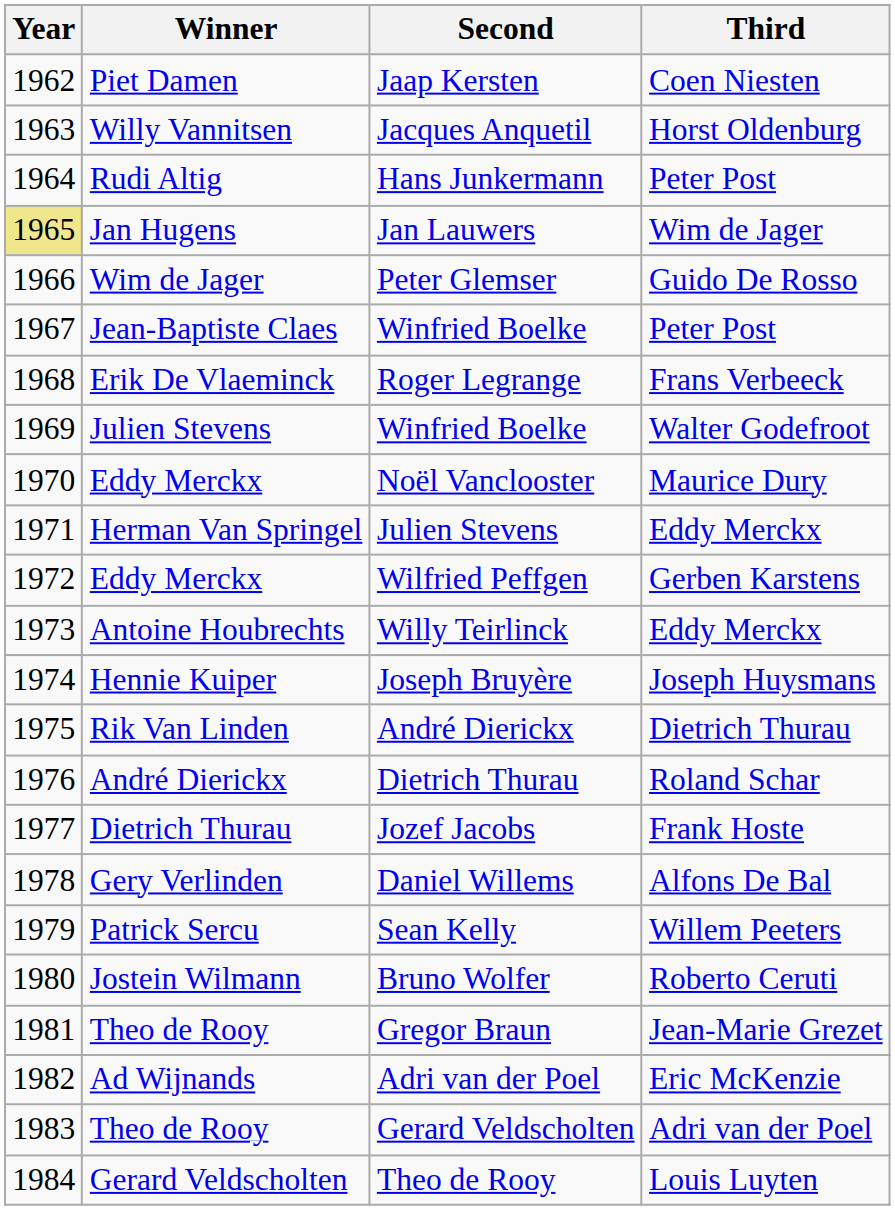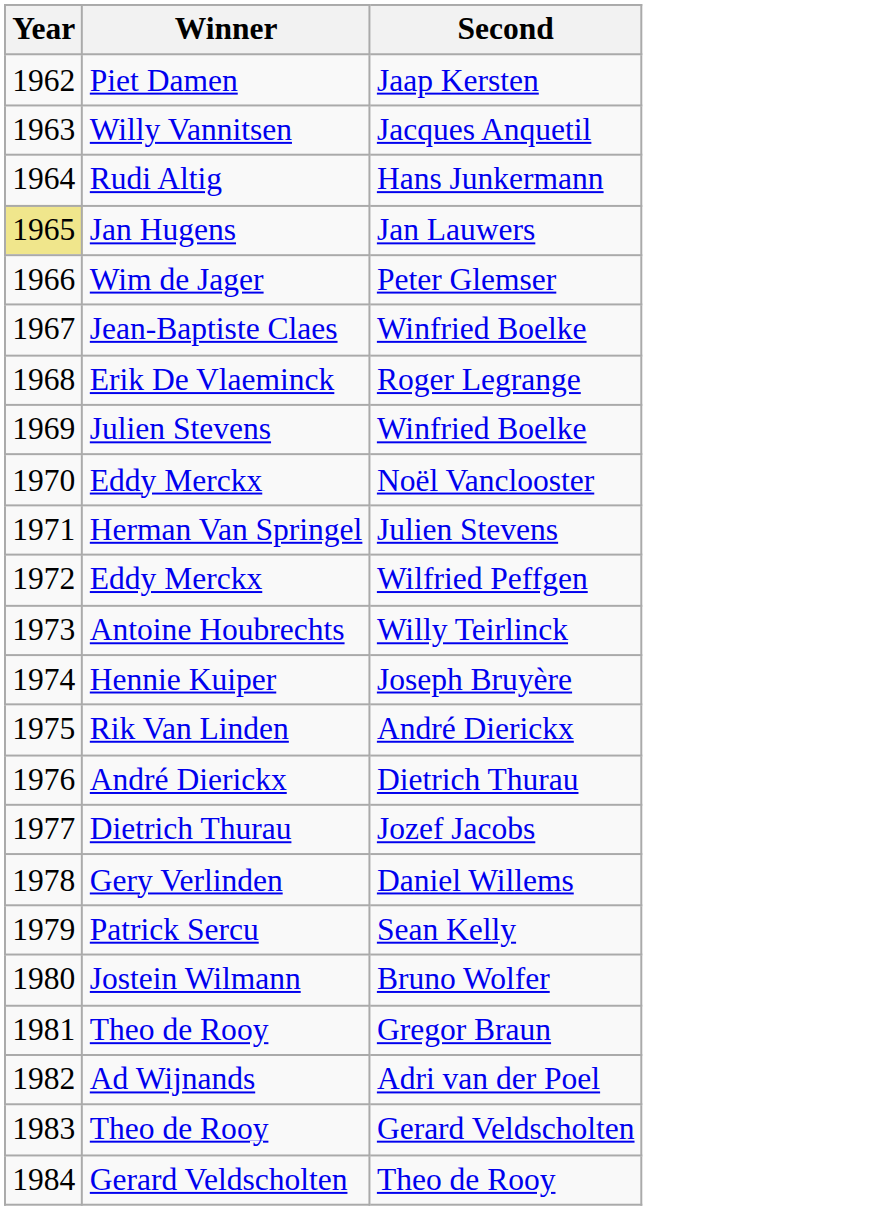- column: (766, 29)
